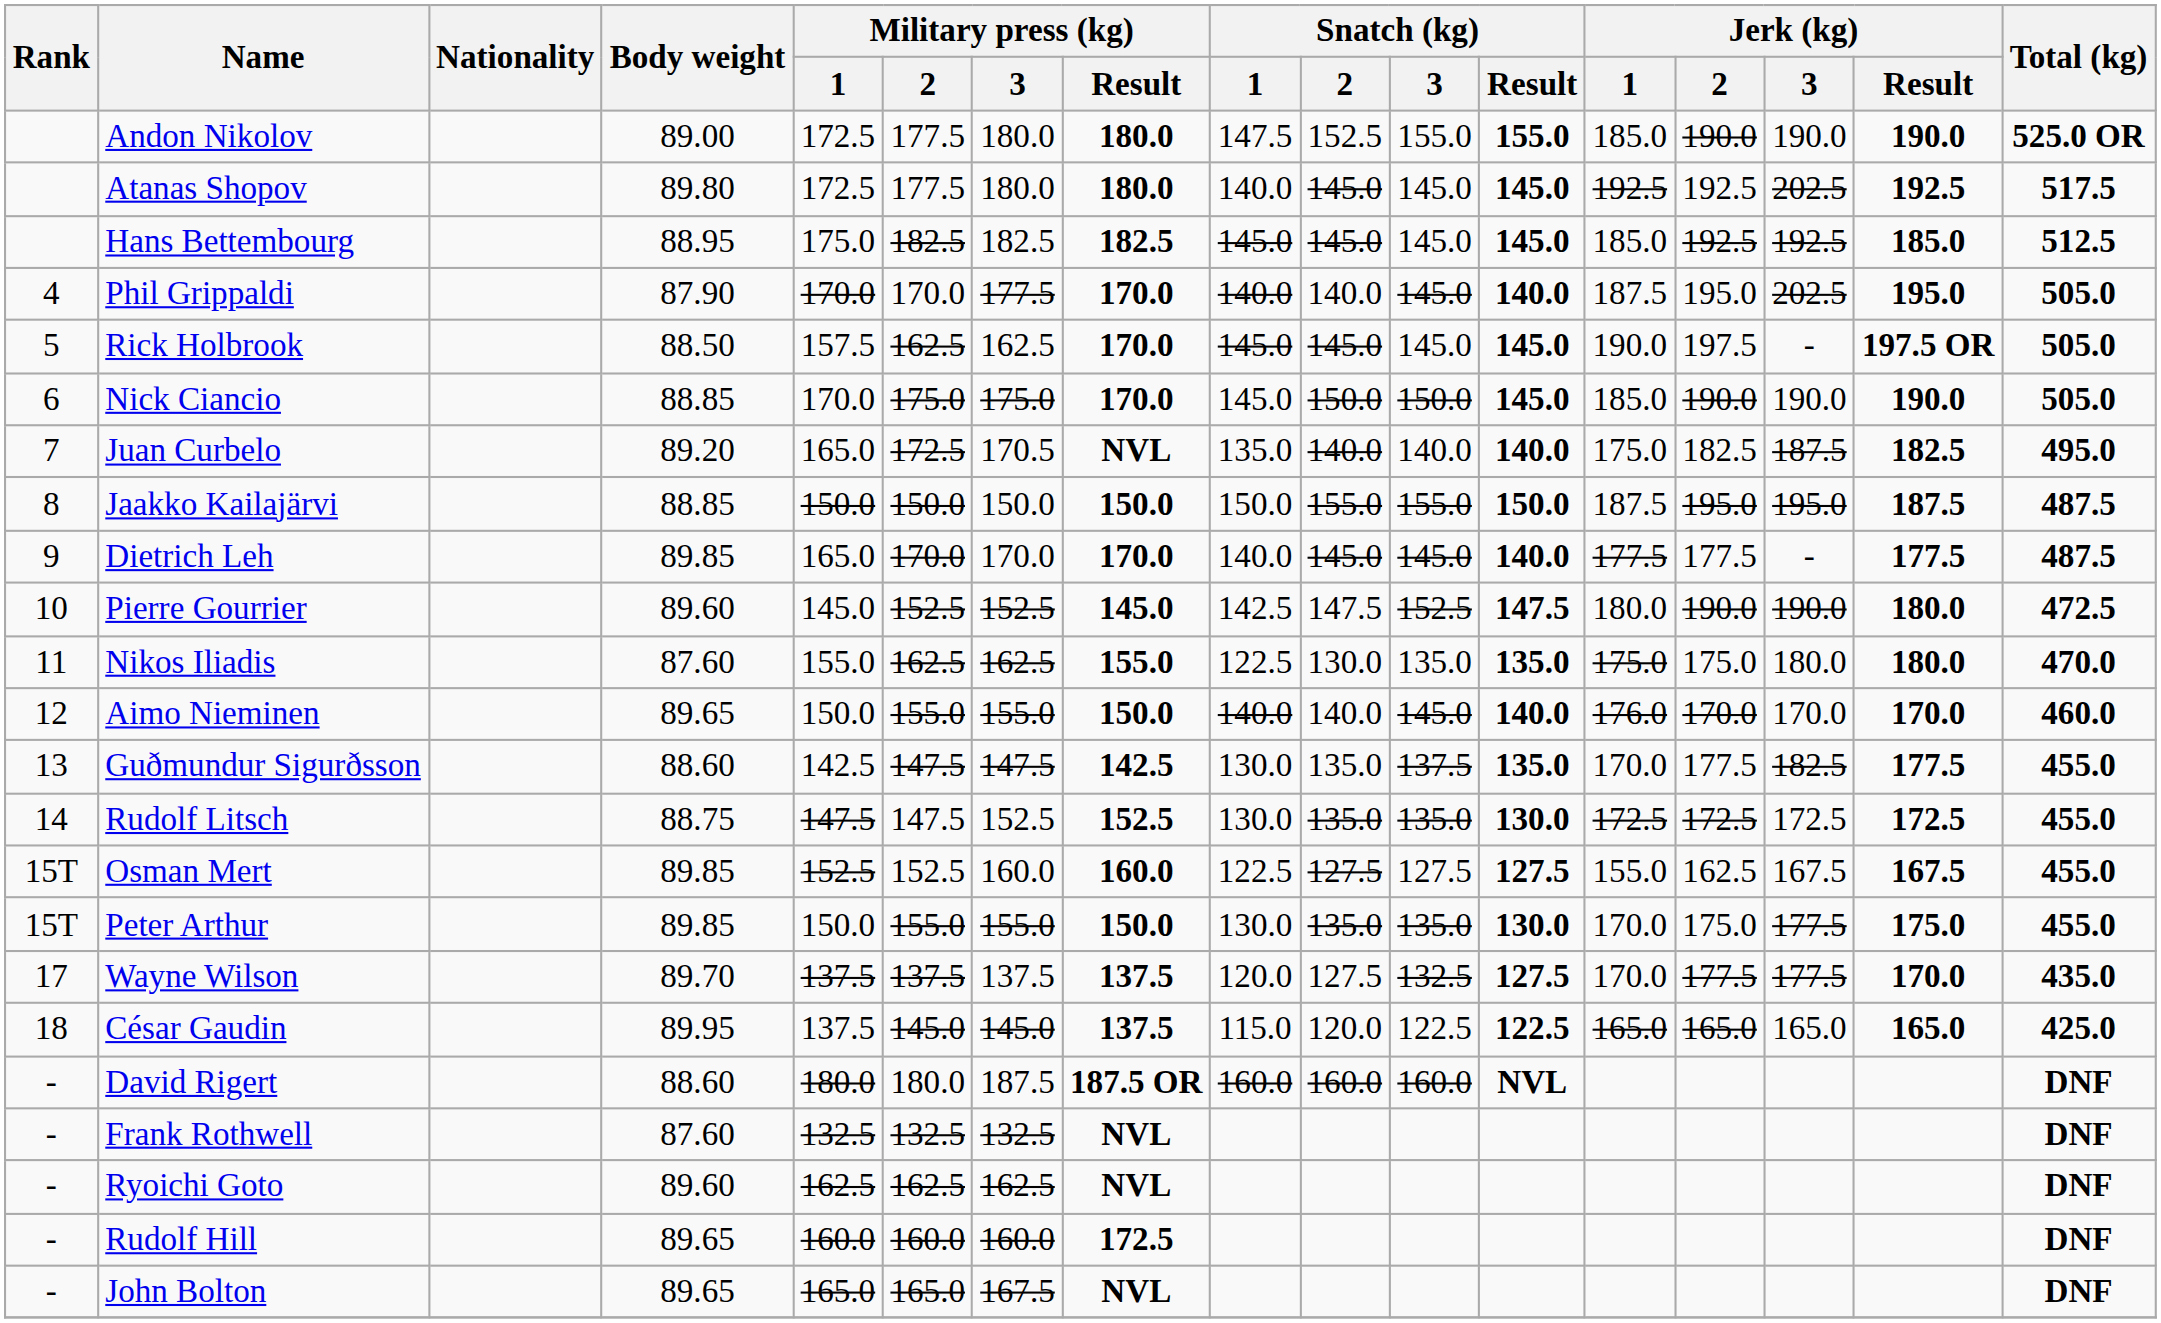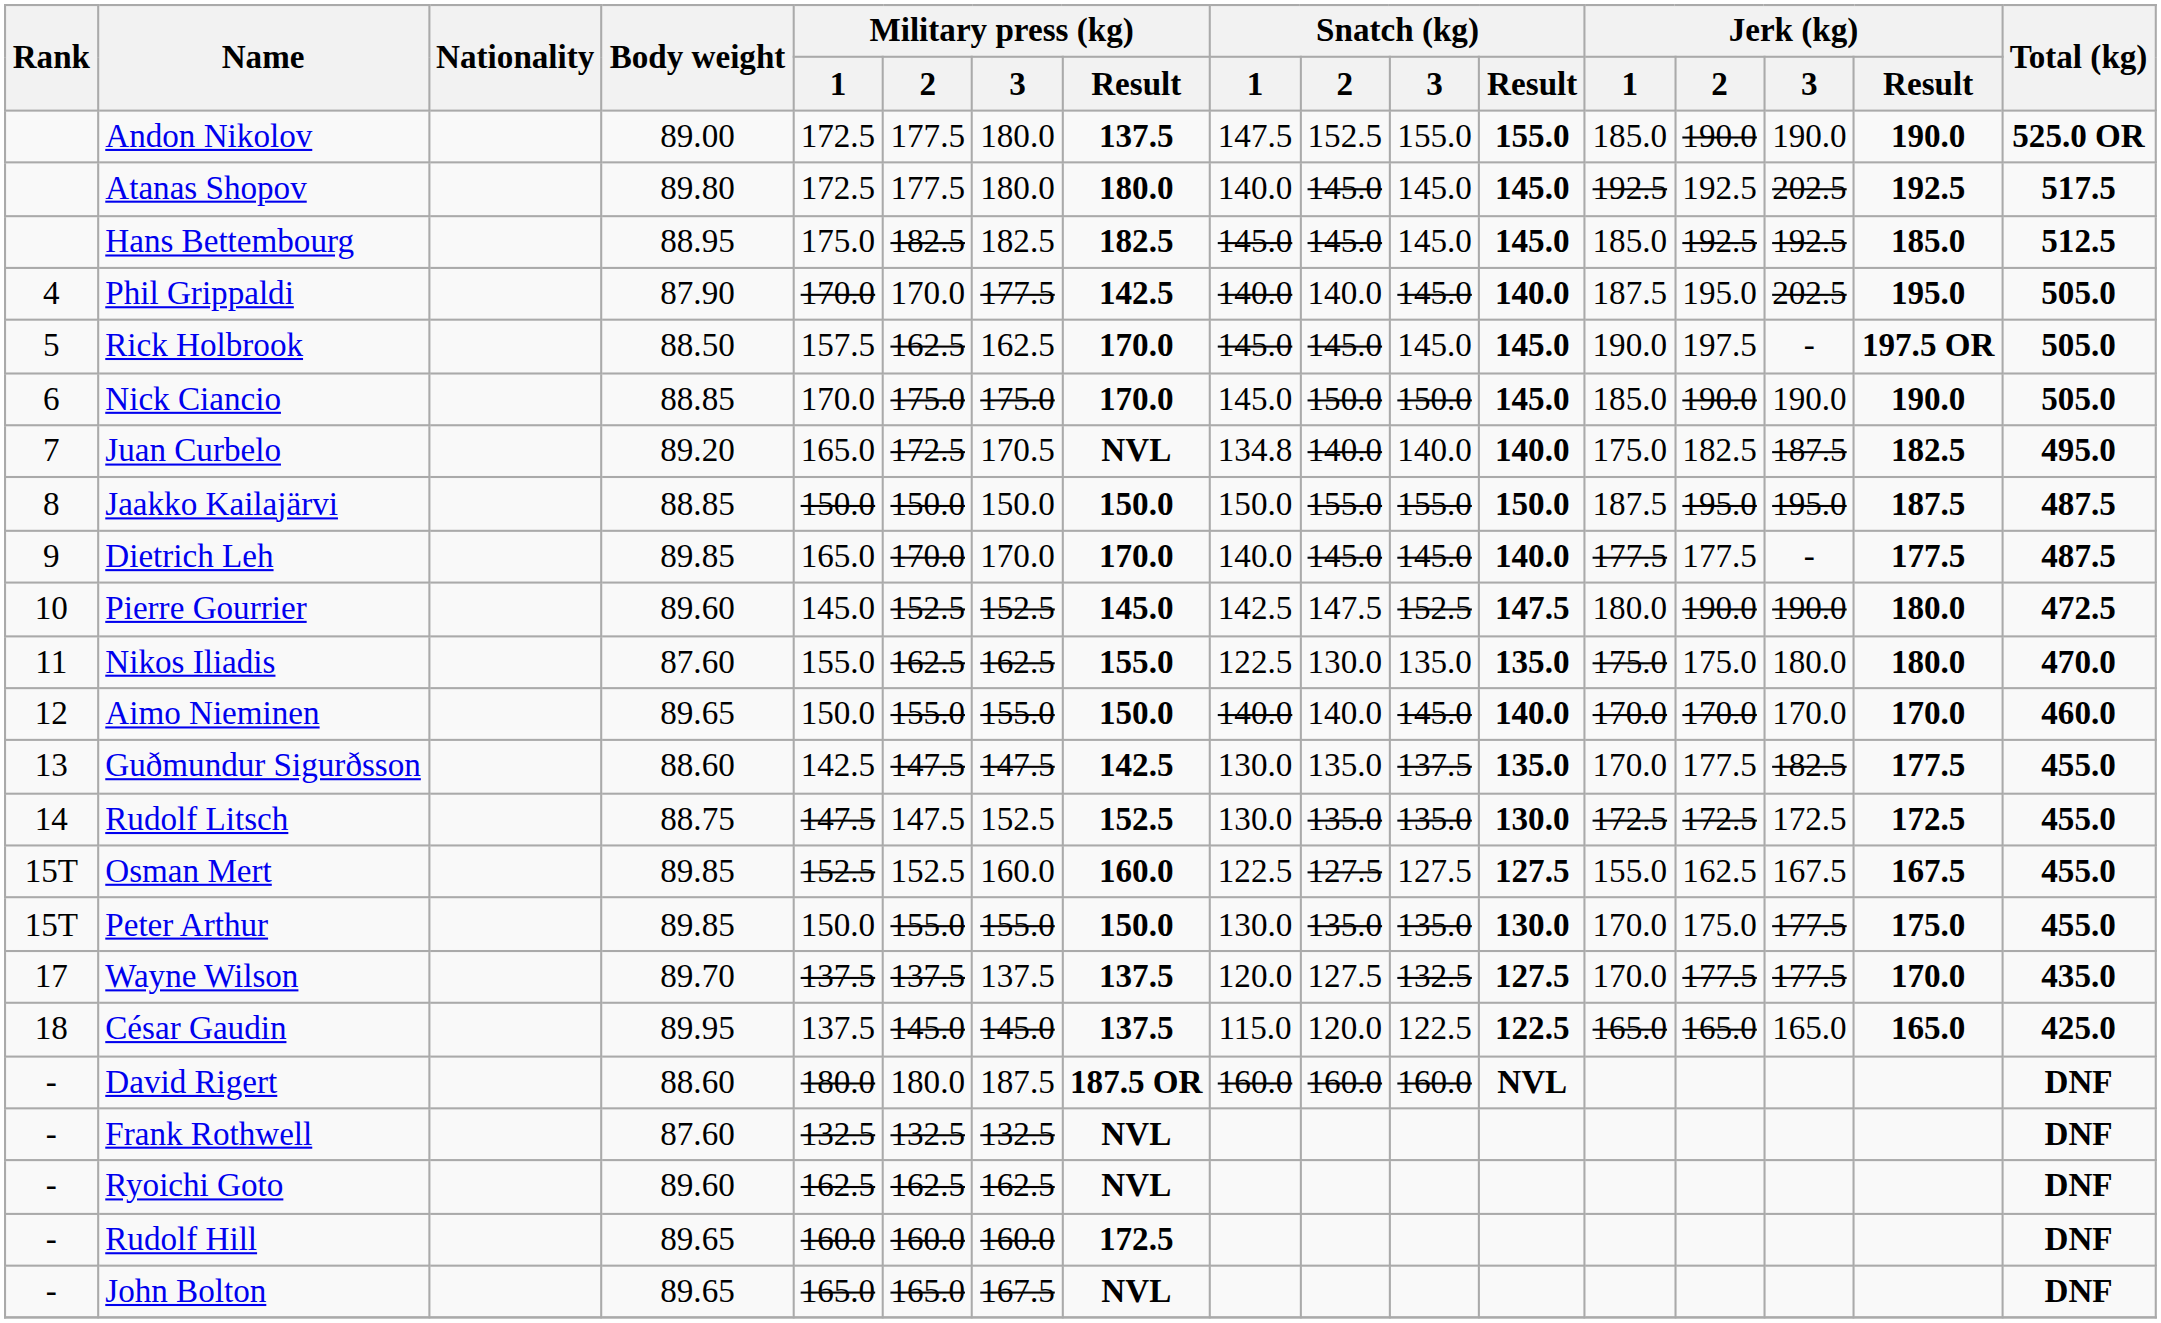(1136, 135) 180.0 -> (1136, 135) 137.5
(1136, 293) 170.0 -> (1136, 293) 142.5
(1255, 450) 135.0 -> (1255, 450) 134.8
(1630, 713) 176.0 -> (1630, 713) 170.0
